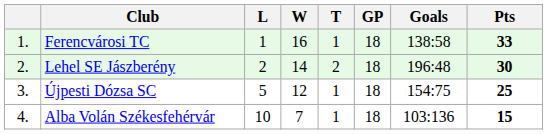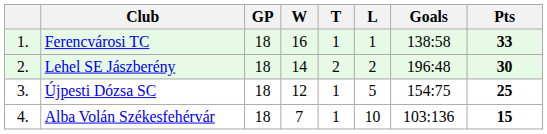columns swapped: (373, 16) <-> (263, 16)
